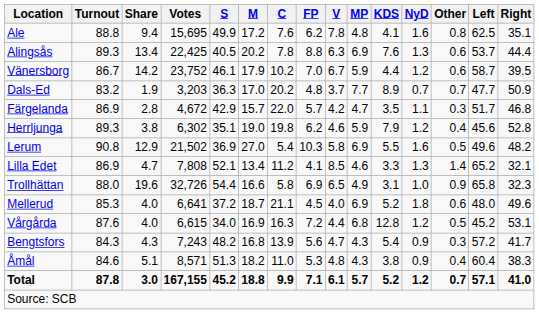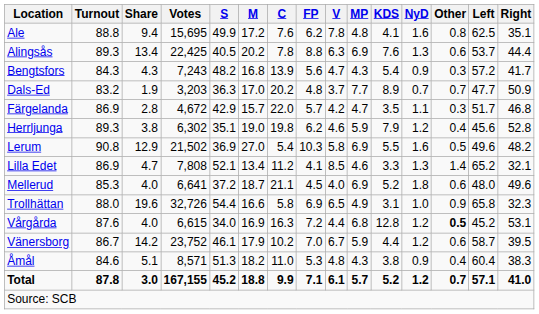rows swapped: (36, 242) <-> (38, 71)
rows swapped: (30, 204) <-> (35, 185)
(458, 223) normal -> (458, 223) bold
